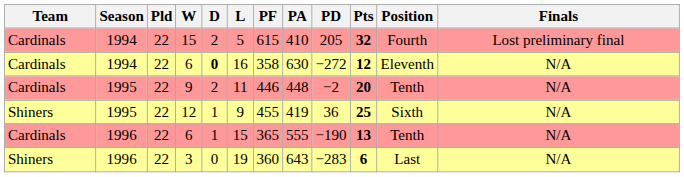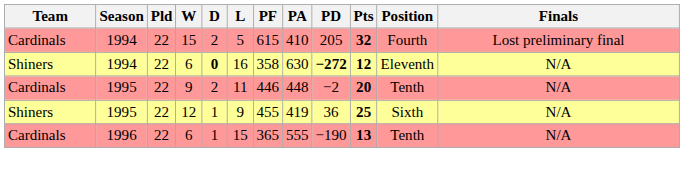(37, 64) Cardinals -> (30, 64) Shiners
(331, 64) normal -> (331, 64) bold
- row: (122, 159)
